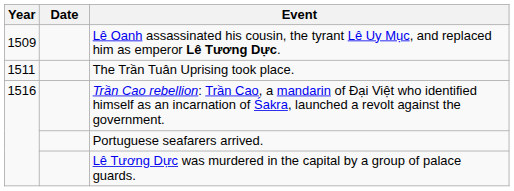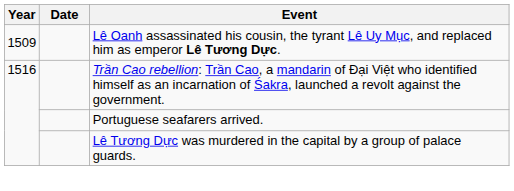- row: (194, 70)
